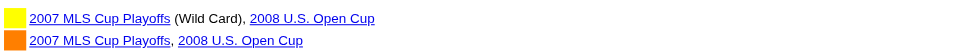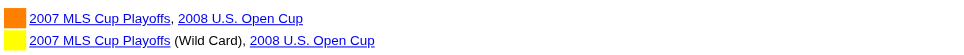rows swapped: (166, 41) <-> (202, 19)
